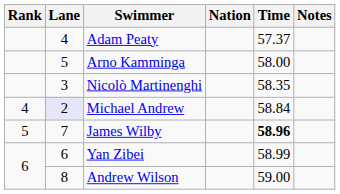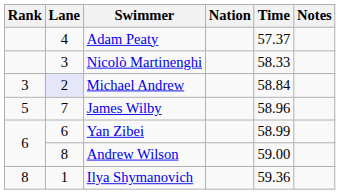- row: (136, 62)
(274, 85) 58.35 -> (274, 62) 58.33
(25, 108) 4 -> (25, 85) 3
(274, 131) bold -> (274, 108) normal
+ row: (140, 177)
